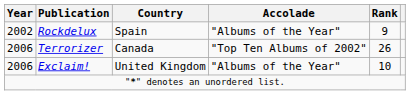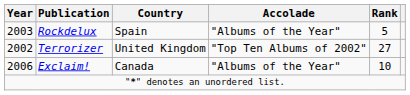(20, 31) 2002 -> (20, 31) 2003
(385, 31) 9 -> (385, 31) 5
(20, 48) 2006 -> (20, 48) 2002
(134, 48) Canada -> (160, 48) United Kingdom
(385, 48) 26 -> (385, 48) 27
(160, 66) United Kingdom -> (134, 66) Canada
